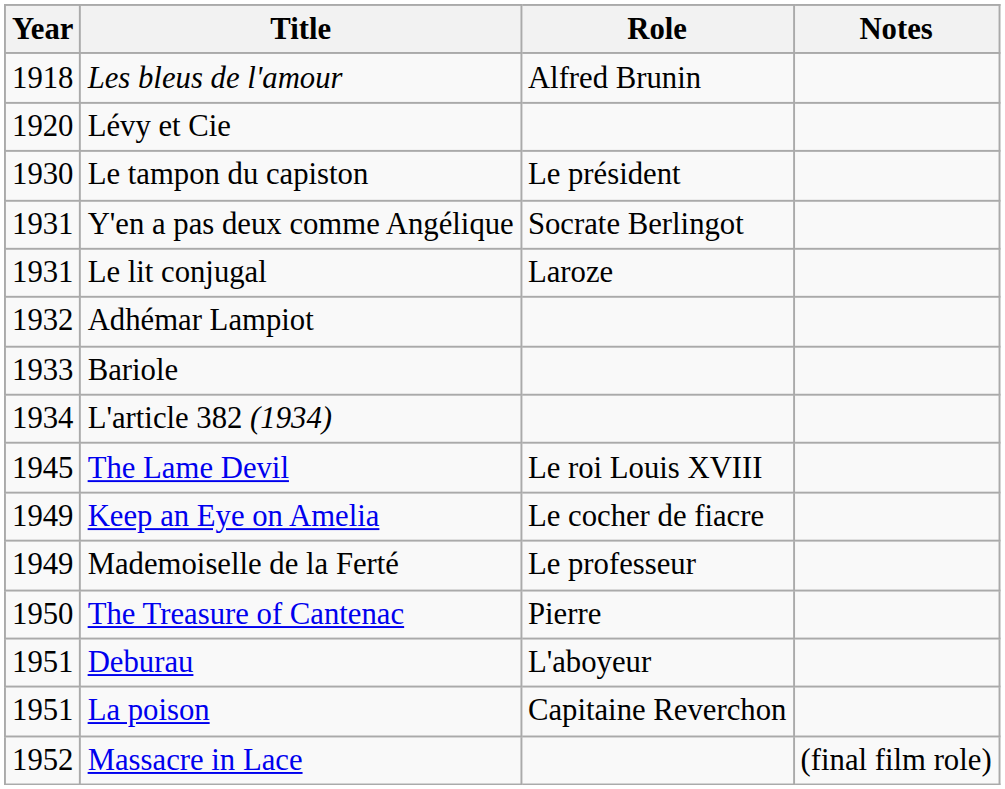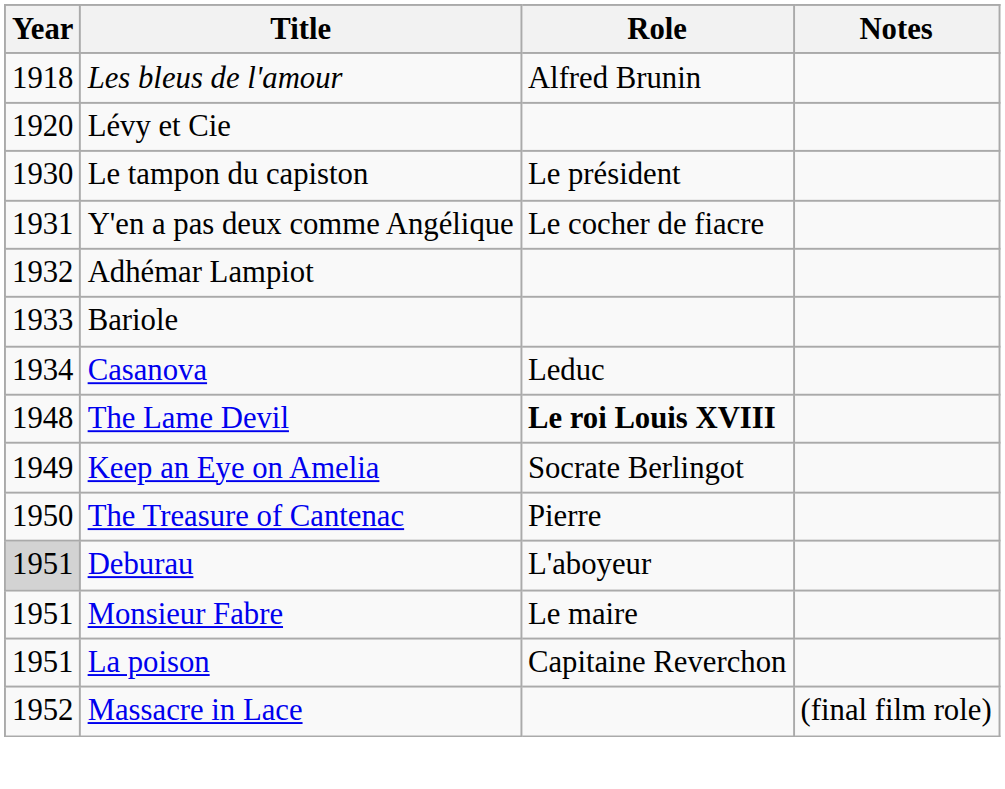(636, 223) Socrate Berlingot -> (646, 223) Le cocher de fiacre
- row: (177, 272)
+ row: (147, 369)
- row: (210, 418)
(43, 467) 1945 -> (43, 418) 1948
(645, 467) normal -> (652, 418) bold
(646, 516) Le cocher de fiacre -> (636, 467) Socrate Berlingot
- row: (243, 564)
(43, 662) no background -> (43, 564) lightgrey background
+ row: (185, 613)
